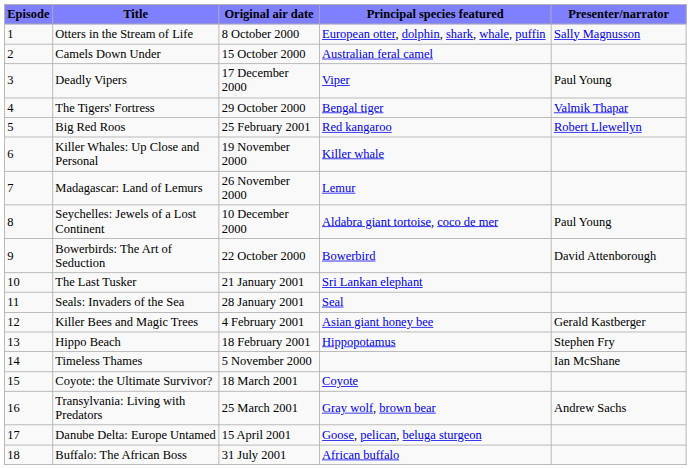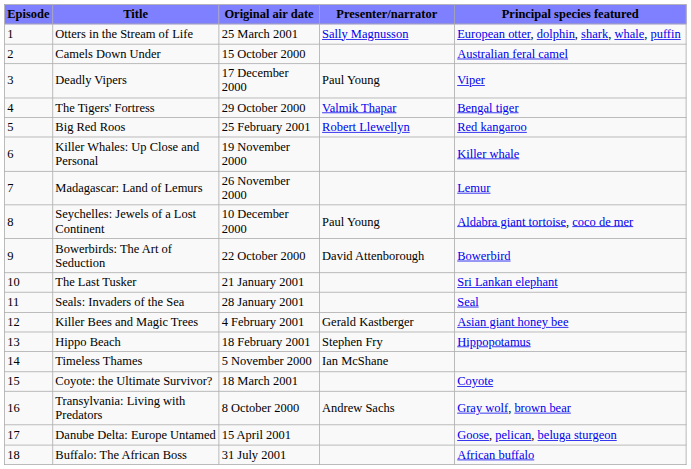columns swapped: (619, 14) <-> (435, 14)
(261, 34) 8 October 2000 -> (260, 34) 25 March 2001
(260, 408) 25 March 2001 -> (261, 408) 8 October 2000
